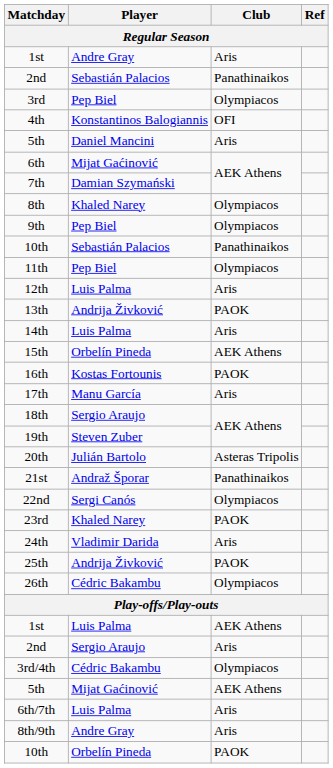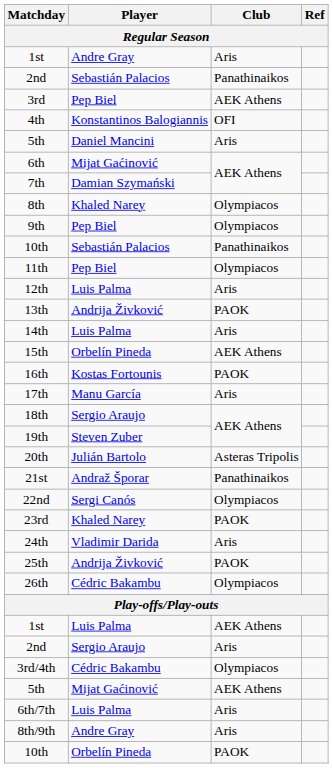(246, 99) Olympiacos -> (248, 99) AEK Athens
